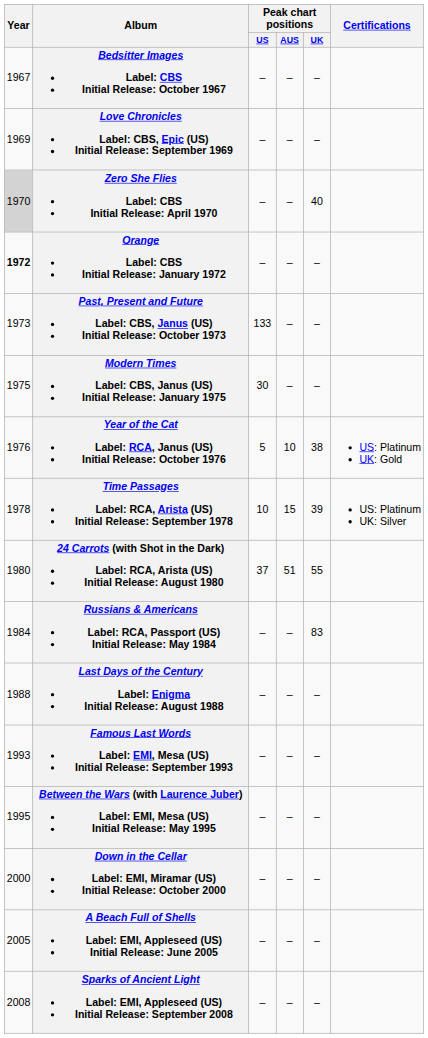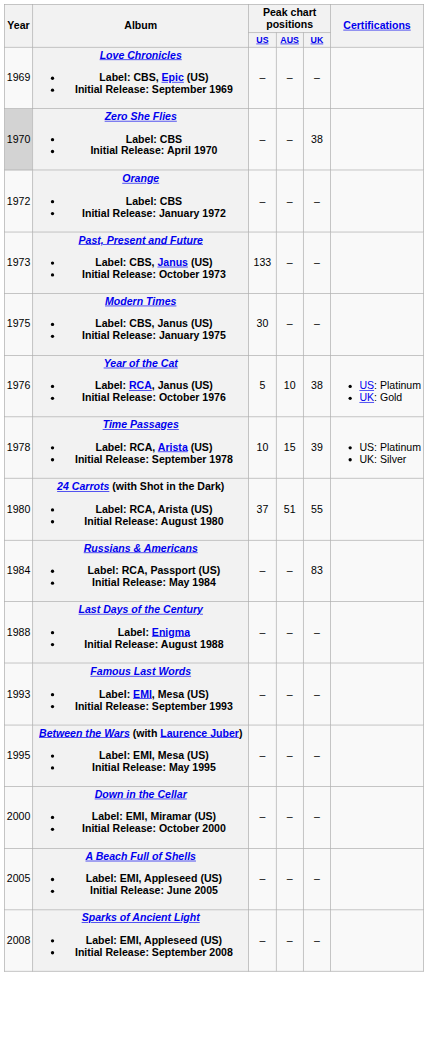- row: (141, 73)
(317, 201) 40 -> (317, 139) 38
(19, 262) bold -> (19, 201) normal
